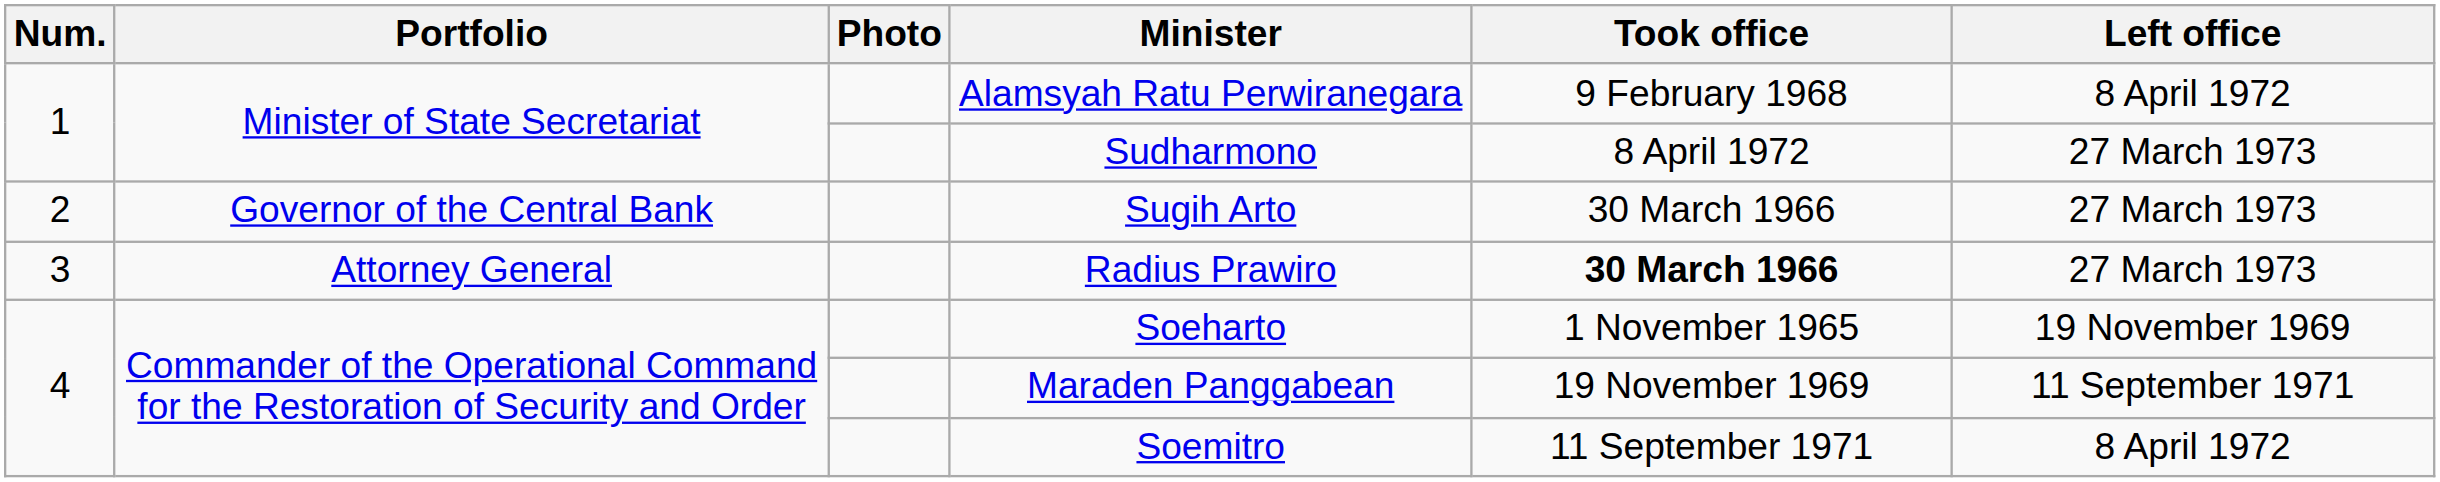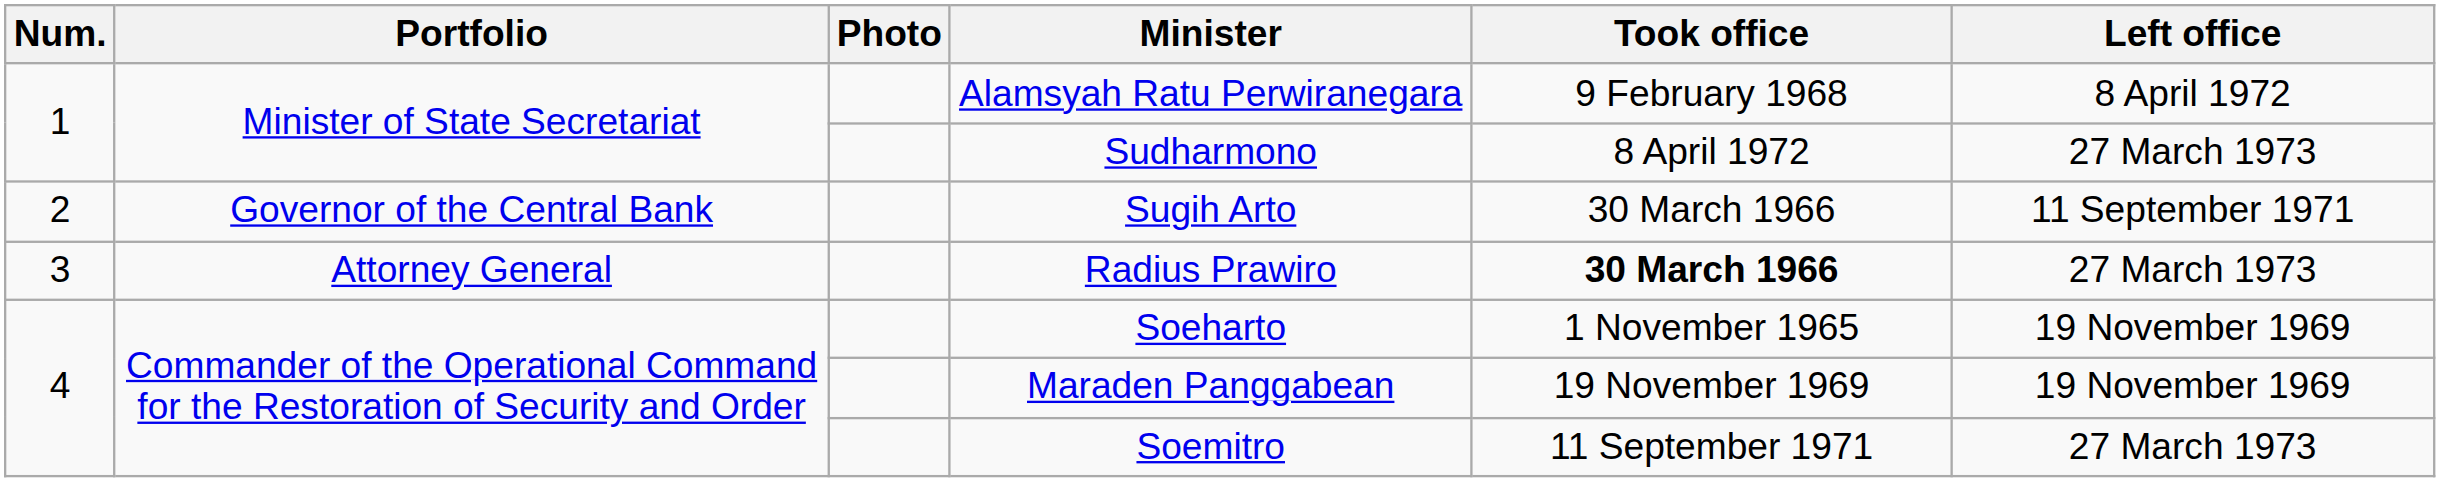(2193, 210) 27 March 1973 -> (2193, 210) 11 September 1971
(2193, 387) 11 September 1971 -> (2193, 387) 19 November 1969
(2193, 446) 8 April 1972 -> (2193, 446) 27 March 1973
